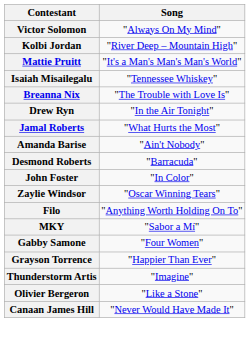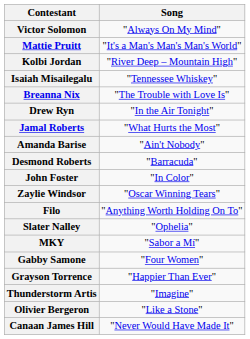rows swapped: (52, 62) <-> (52, 45)
+ row: (52, 227)
